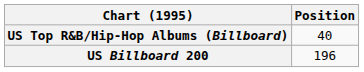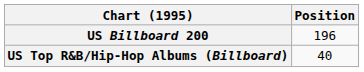rows swapped: (148, 56) <-> (148, 35)
